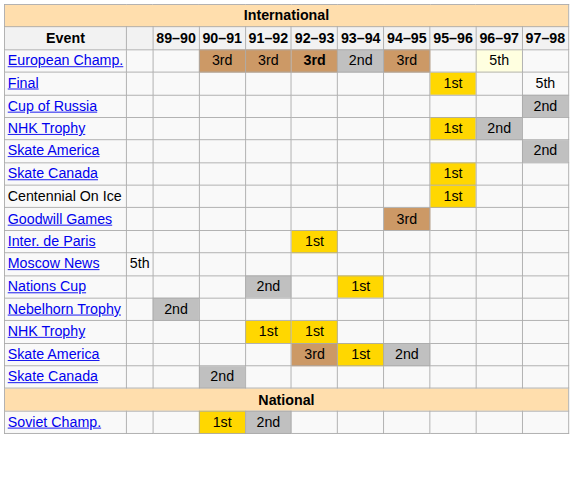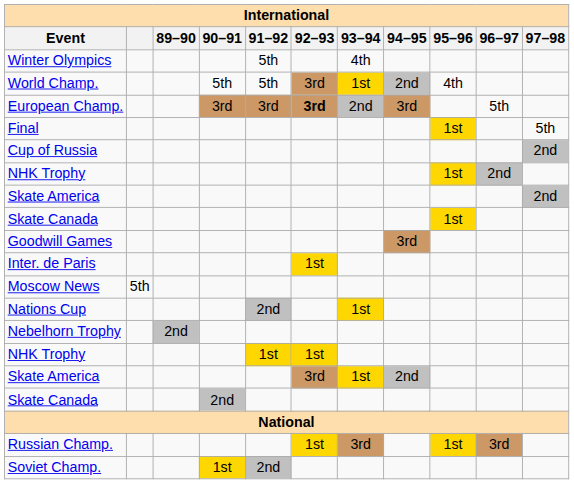+ row: (60, 60)
+ row: (53, 83)
(499, 60) lightyellow background -> (499, 106) no background
- row: (65, 196)
+ row: (60, 444)
